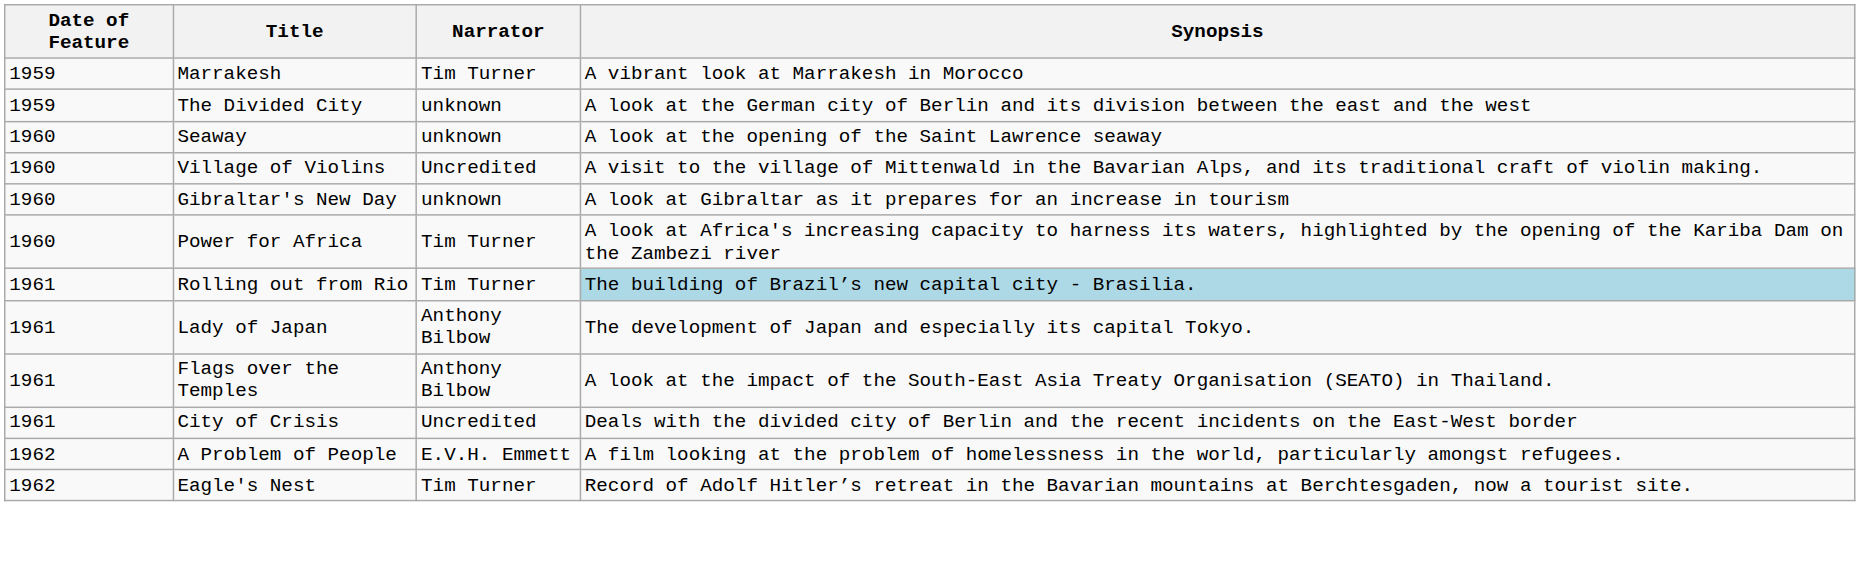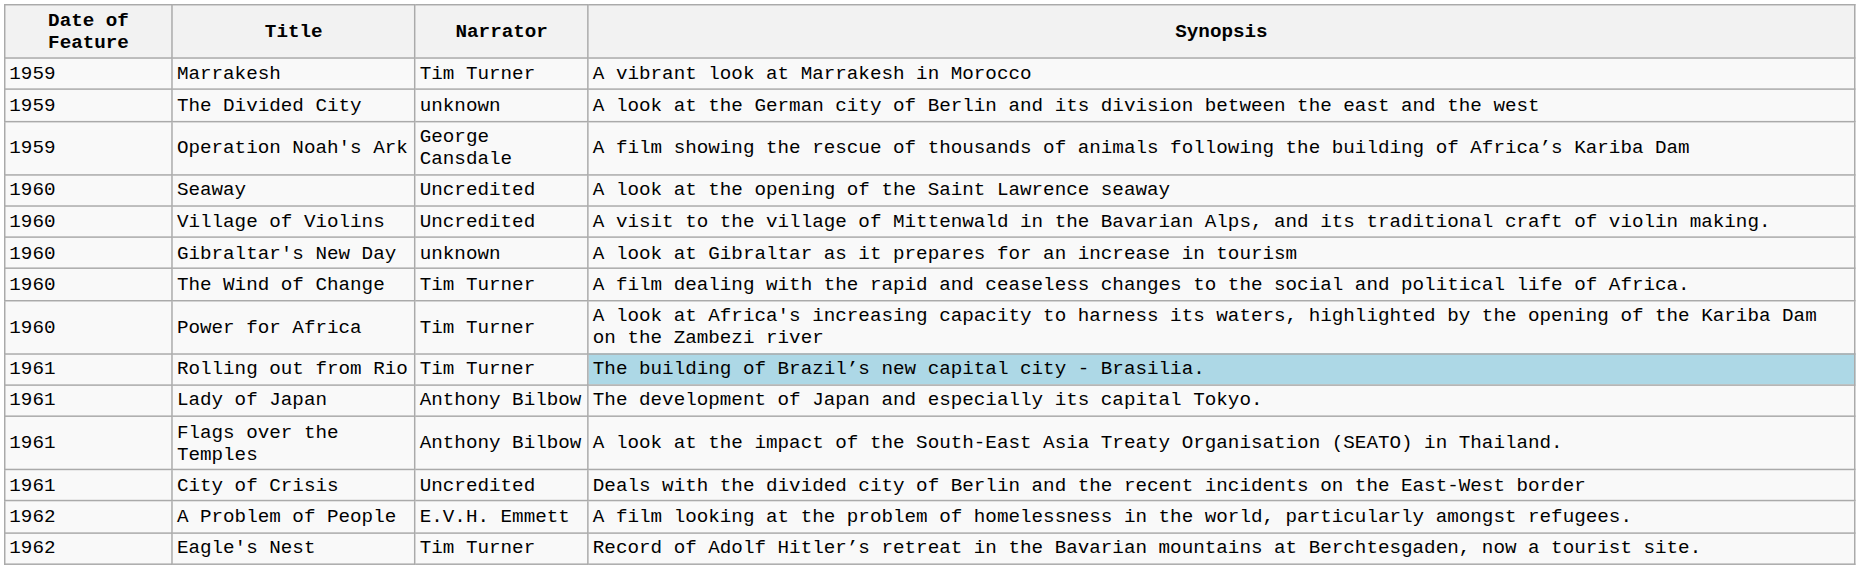+ row: (292, 148)
(461, 137) unknown -> (477, 190) Uncredited
+ row: (281, 284)
